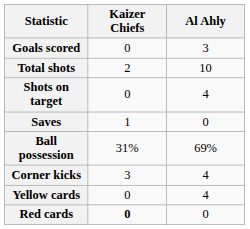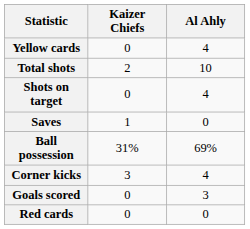rows swapped: (46, 48) <-> (46, 195)
(127, 214) bold -> (127, 214) normal
